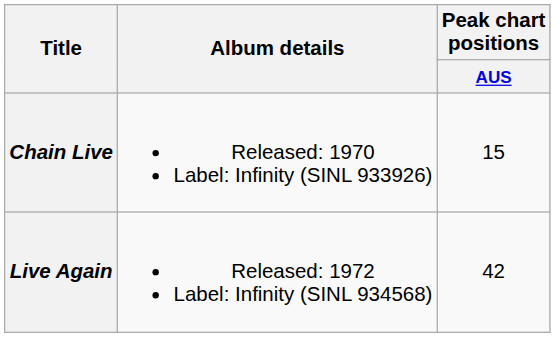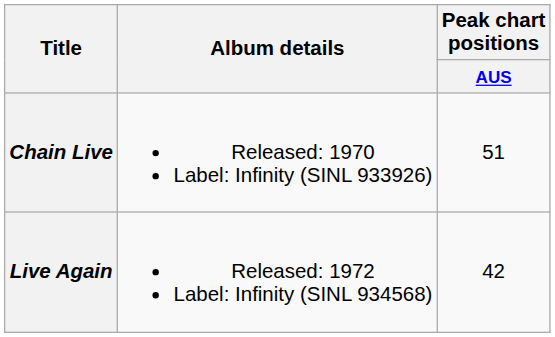(494, 152) 15 -> (494, 152) 51
